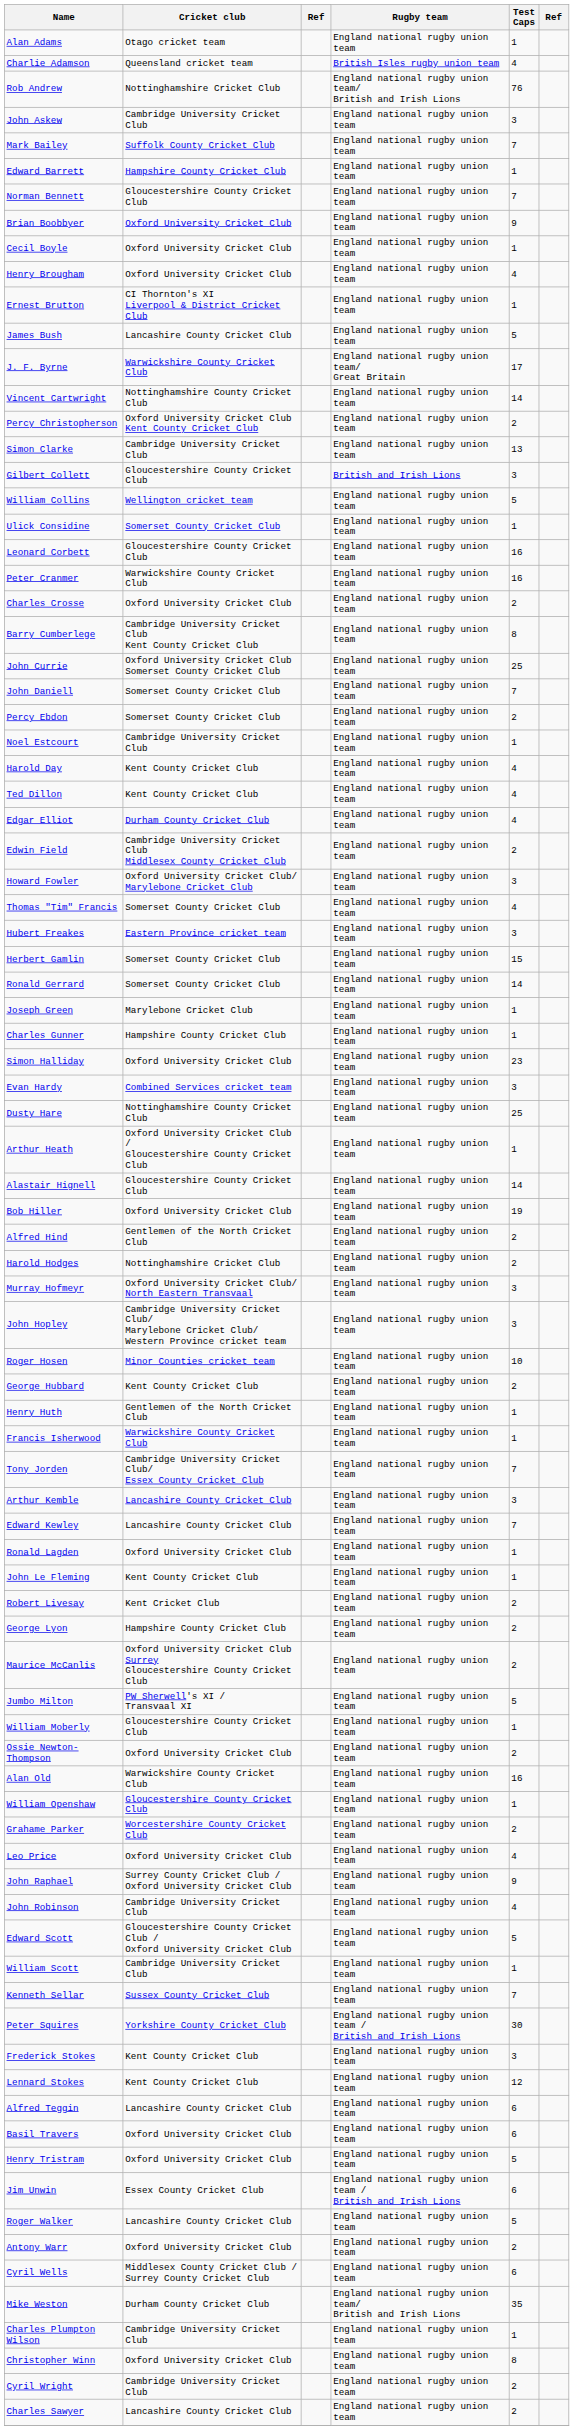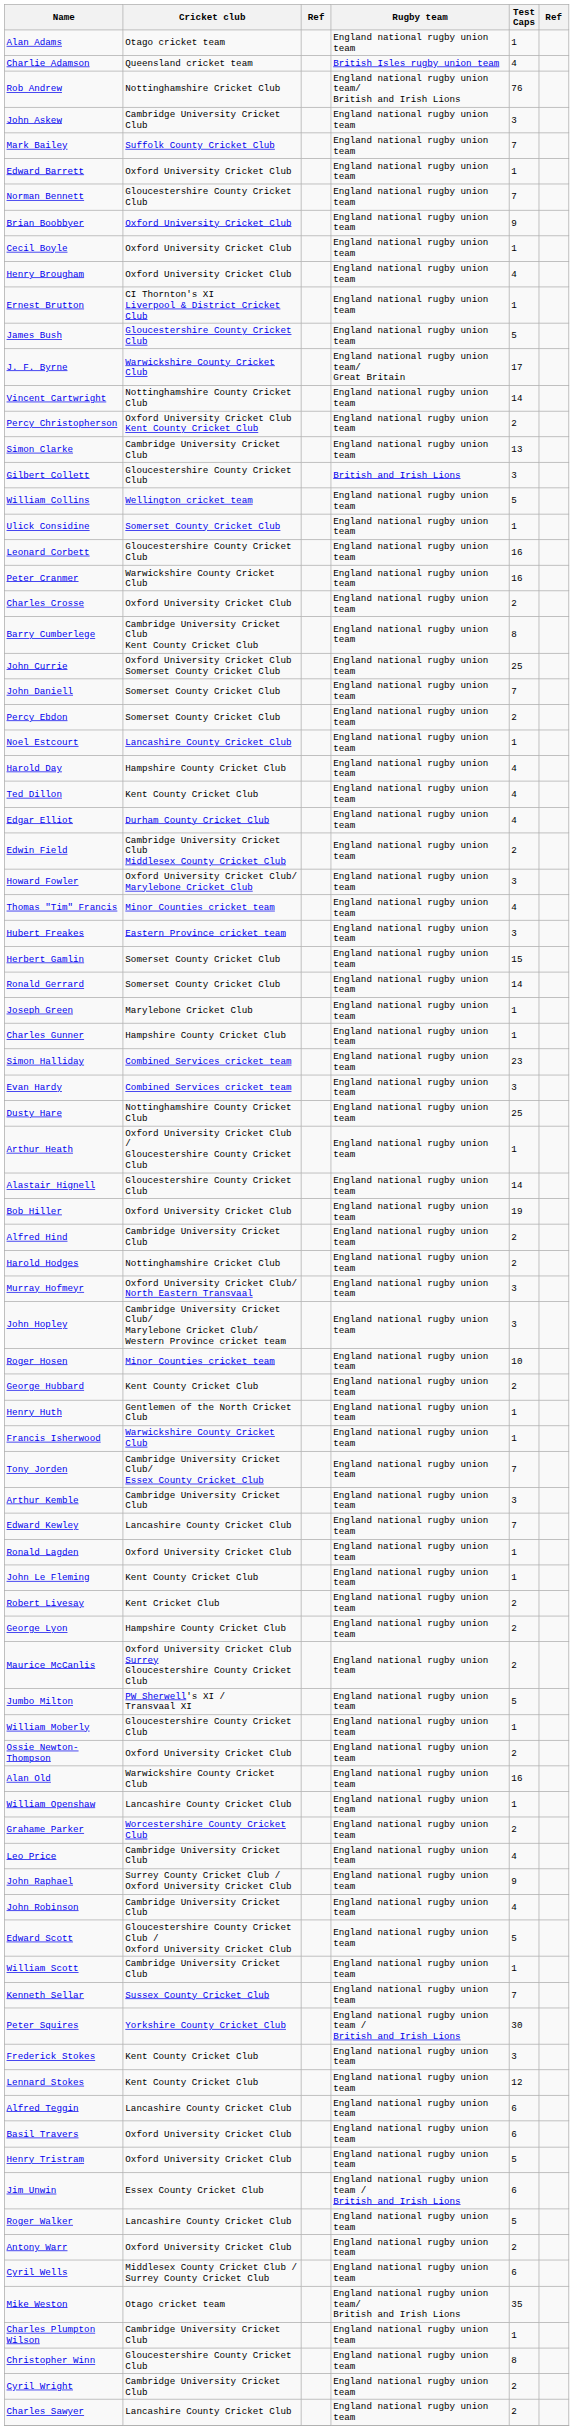(206, 171) Hampshire County Cricket Club -> (208, 171) Oxford University Cricket Club
(208, 336) Lancashire County Cricket Club -> (208, 336) Gloucestershire County Cricket Club
(203, 743) Cambridge University Cricket Club -> (208, 743) Lancashire County Cricket Club
(192, 769) Kent County Cricket Club -> (206, 769) Hampshire County Cricket Club
(203, 908) Somerset County Cricket Club -> (200, 908) Minor Counties cricket team
(208, 1062) Oxford University Cricket Club -> (208, 1062) Combined Services cricket team
(208, 1237) Gentlemen of the North Cricket Club -> (203, 1237) Cambridge University Cricket Club
(208, 1500) Lancashire County Cricket Club -> (203, 1500) Cambridge University Cricket Club
(208, 1804) Gloucestershire County Cricket Club -> (208, 1804) Lancashire County Cricket Club
(208, 1856) Oxford University Cricket Club -> (203, 1856) Cambridge University Cricket Club
(197, 2304) Durham County Cricket Club -> (175, 2304) Otago cricket team
(208, 2361) Oxford University Cricket Club -> (208, 2361) Gloucestershire County Cricket Club
